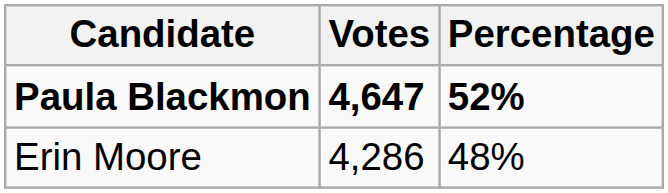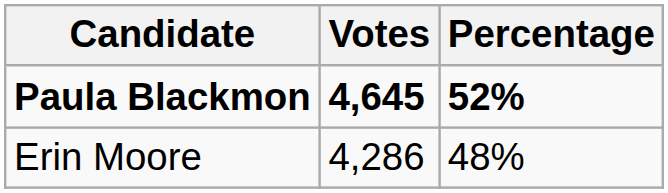(376, 95) 4,647 -> (376, 95) 4,645
